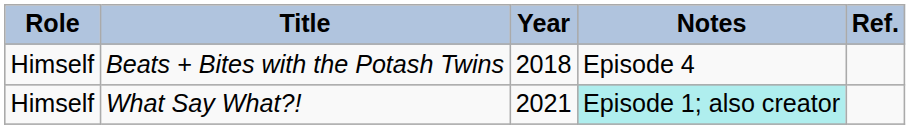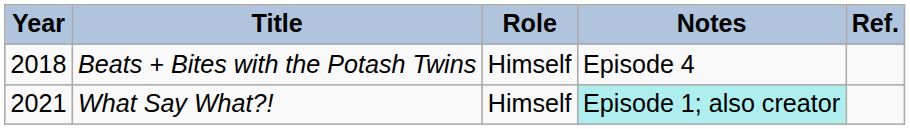columns swapped: (544, 24) <-> (52, 24)
